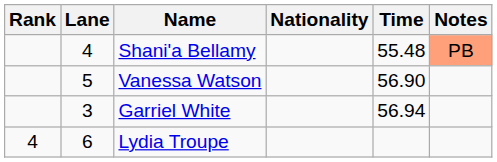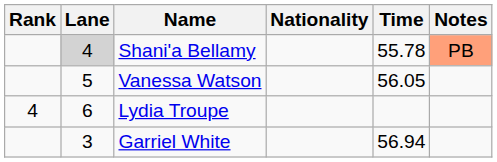(87, 50) no background -> (87, 50) lightgrey background
(401, 50) 55.48 -> (401, 50) 55.78
(401, 80) 56.90 -> (401, 80) 56.05
rows swapped: (175, 111) <-> (174, 141)
